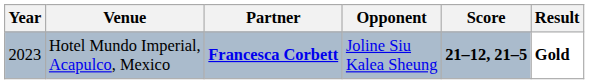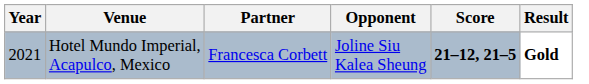(25, 55) 2023 -> (25, 55) 2021
(273, 55) bold -> (268, 55) normal
